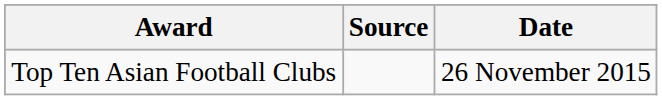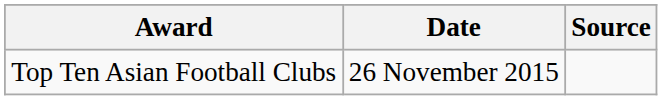columns swapped: (546, 27) <-> (389, 27)
